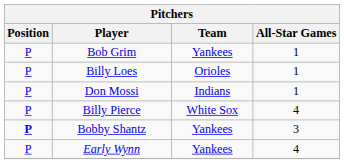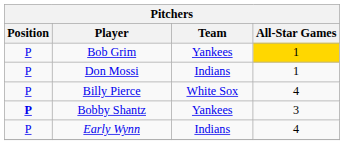(296, 52) no background -> (296, 52) gold background
- row: (112, 71)
(212, 149) Yankees -> (212, 129) Indians
